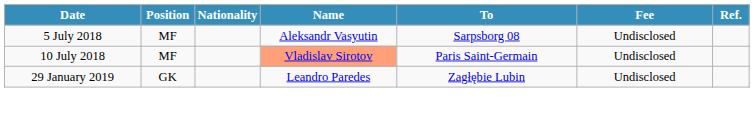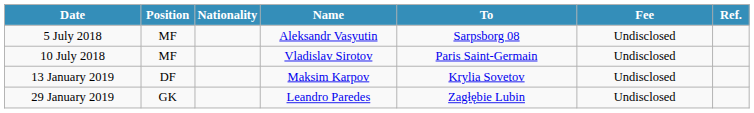(328, 56) lightsalmon background -> (328, 56) no background
+ row: (73, 77)
